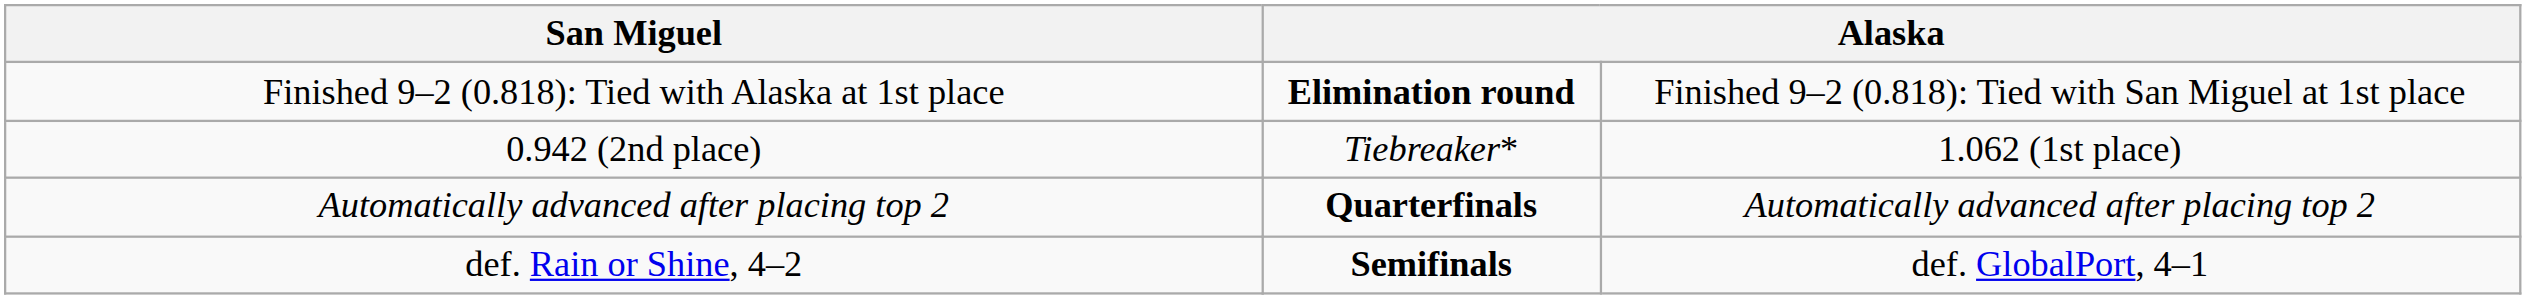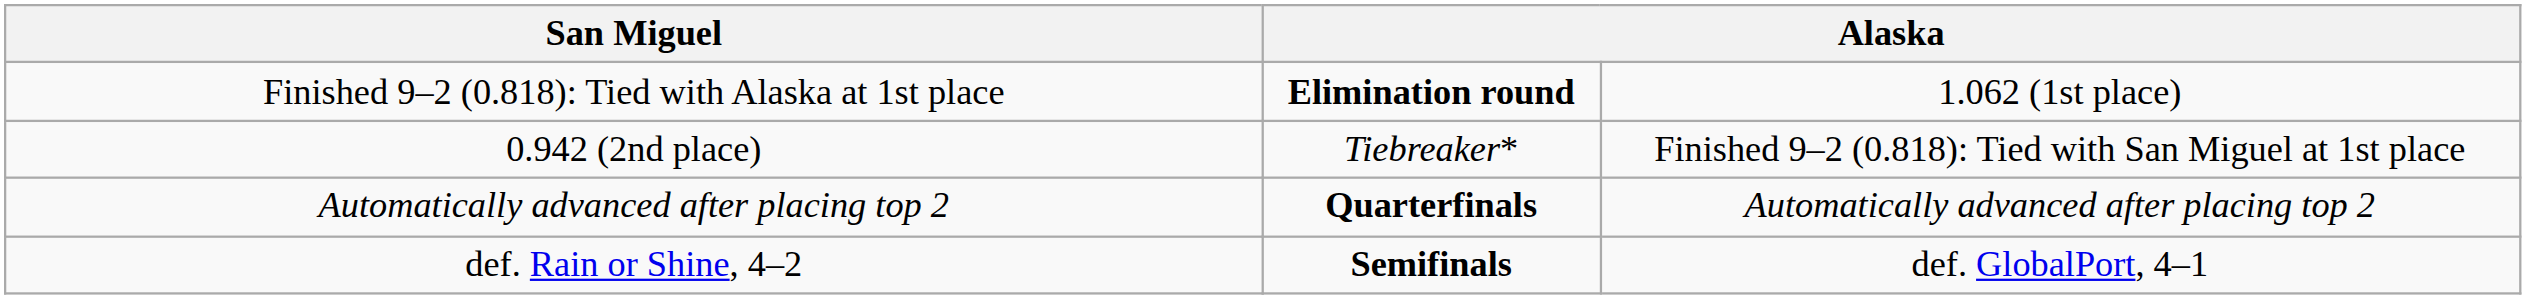(2060, 90) Finished 9–2 (0.818): Tied with San Miguel at 1st place -> (2060, 90) 1.062 (1st place)
(2060, 148) 1.062 (1st place) -> (2060, 148) Finished 9–2 (0.818): Tied with San Miguel at 1st place
